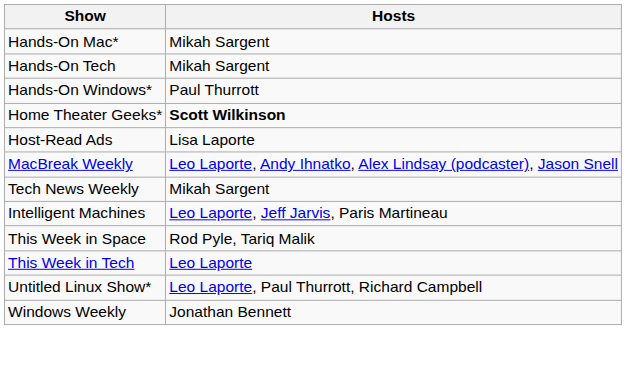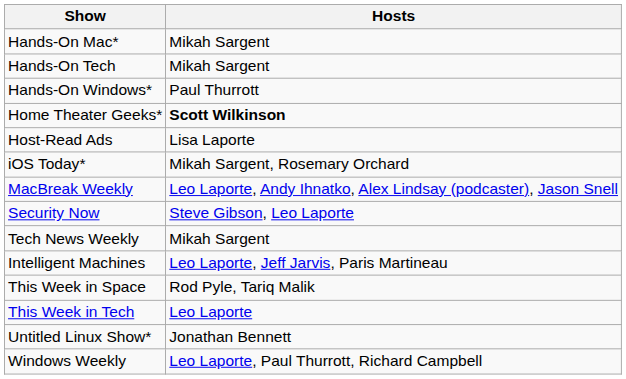+ row: (47, 164)
+ row: (54, 213)
(326, 287) Leo Laporte, Paul Thurrott, Richard Campbell -> (230, 336) Jonathan Bennett
(230, 312) Jonathan Bennett -> (326, 361) Leo Laporte, Paul Thurrott, Richard Campbell
